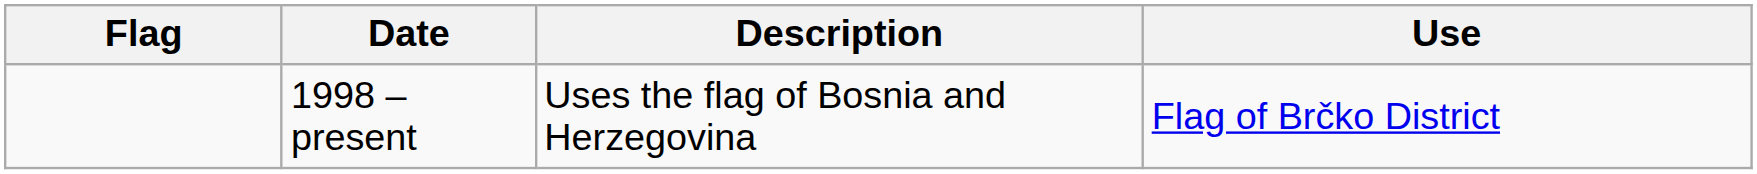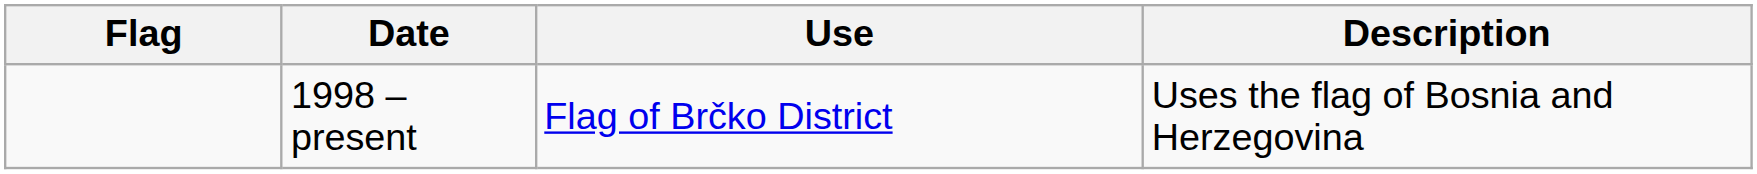columns swapped: (1447, 34) <-> (839, 34)
